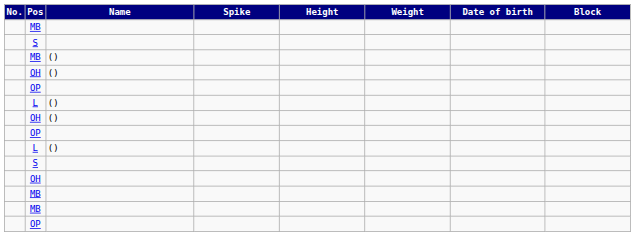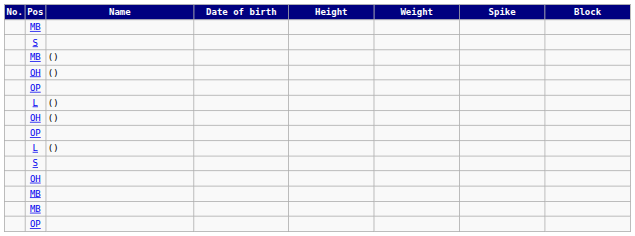columns swapped: (498, 12) <-> (237, 12)
